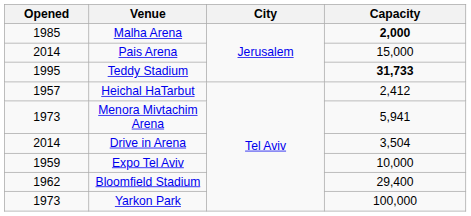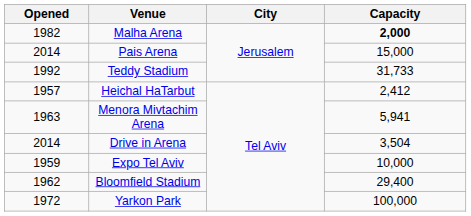(47, 33) 1985 -> (47, 33) 1982
(47, 71) 1995 -> (47, 71) 1992
(395, 71) bold -> (395, 71) normal
(47, 117) 1973 -> (47, 117) 1963
(47, 201) 1973 -> (47, 201) 1972
